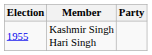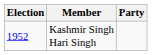(18, 36) 1955 -> (18, 36) 1952
